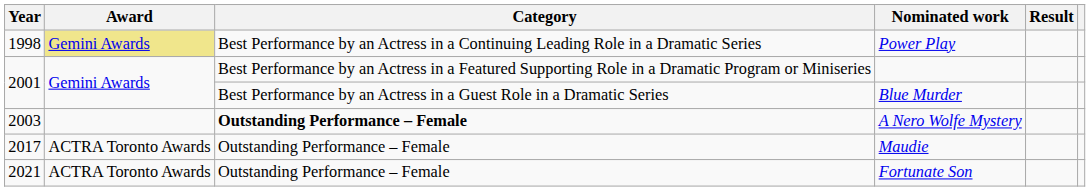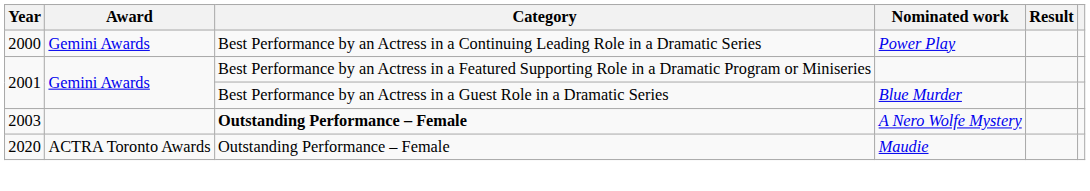(25, 43) 1998 -> (25, 43) 2000
(99, 43) khaki background -> (99, 43) no background
(25, 146) 2017 -> (25, 146) 2020
- row: (926, 172)
